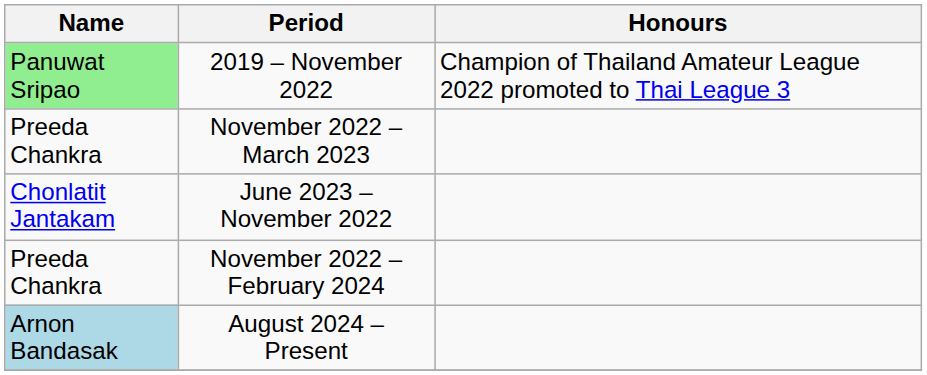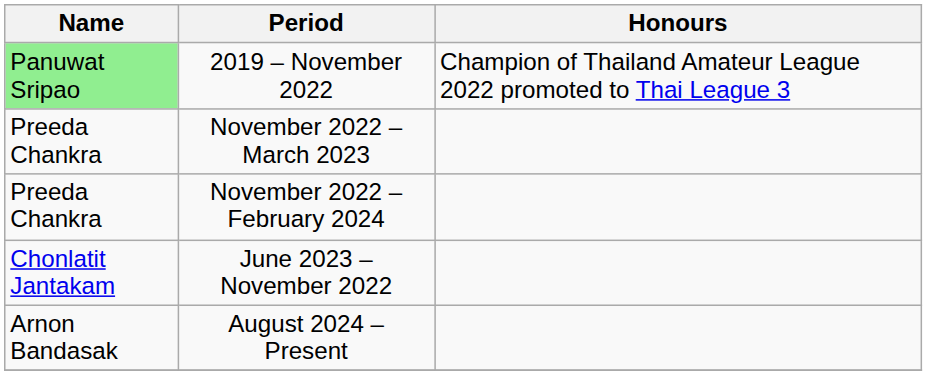rows swapped: (306, 206) <-> (306, 272)
(64, 337) lightblue background -> (64, 337) no background
